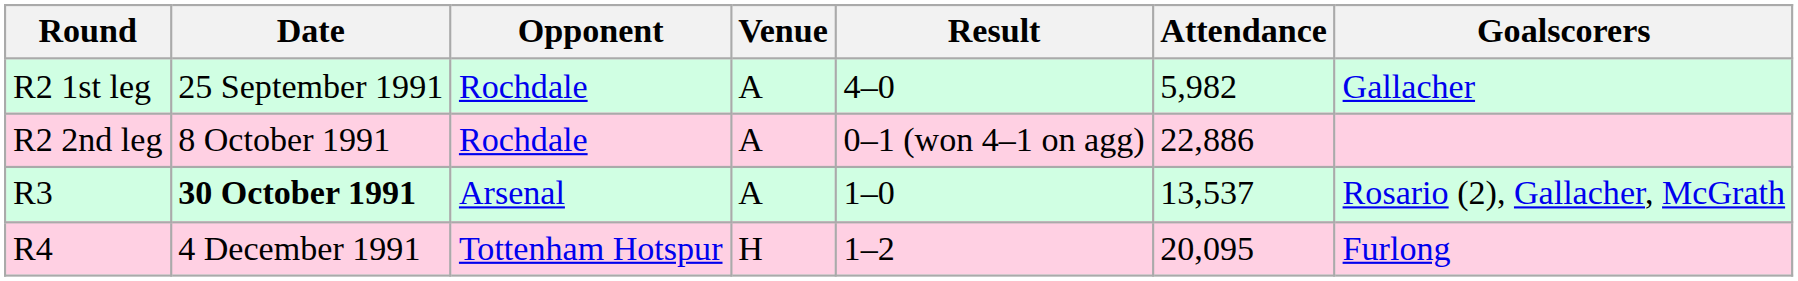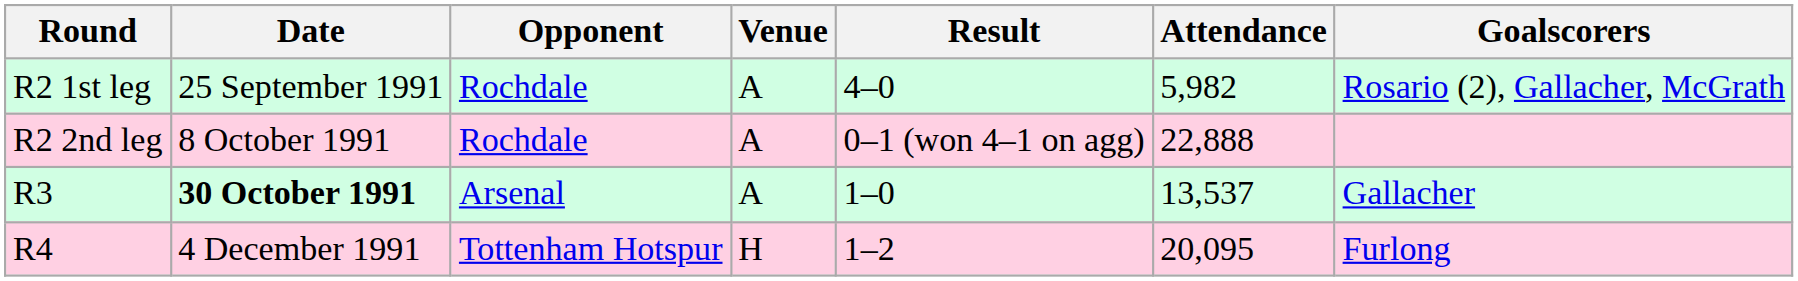(1409, 85) Gallacher -> (1564, 85) Rosario (2), Gallacher, McGrath
(1207, 139) 22,886 -> (1207, 139) 22,888
(1564, 193) Rosario (2), Gallacher, McGrath -> (1409, 193) Gallacher
